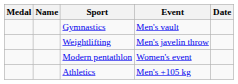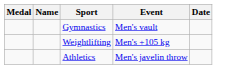(173, 42) Men's javelin throw -> (142, 42) Men's +105 kg
- row: (97, 57)
(164, 72) Men's +105 kg -> (151, 57) Men's javelin throw
